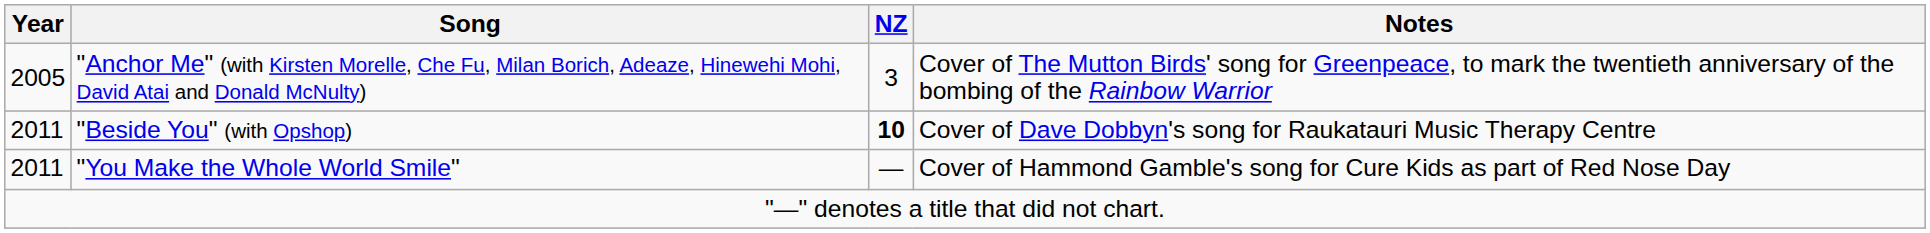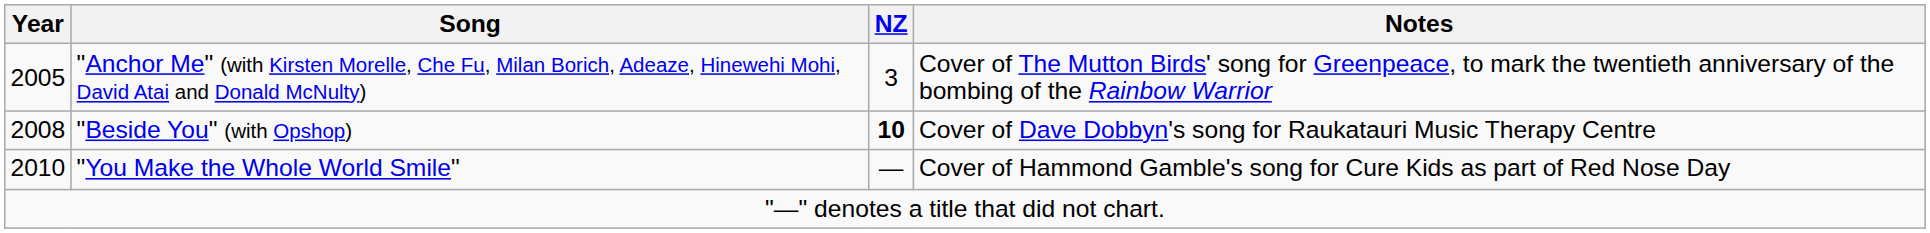(37, 129) 2011 -> (38, 129) 2008
(37, 168) 2011 -> (38, 168) 2010
